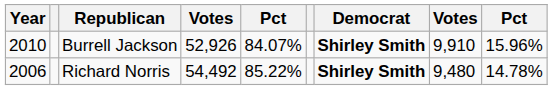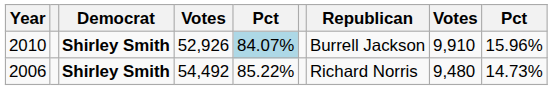columns swapped: (371, 18) <-> (120, 18)
(273, 45) no background -> (266, 45) lightblue background
(514, 71) 14.78% -> (514, 71) 14.73%
